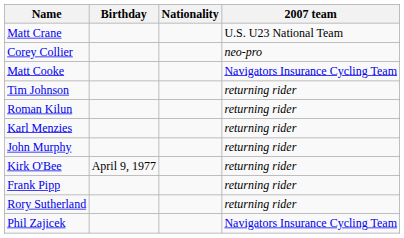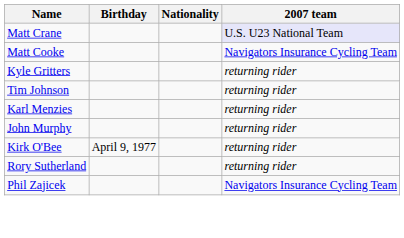(284, 33) no background -> (284, 33) lavender background
- row: (40, 52)
+ row: (39, 71)
- row: (40, 109)
- row: (34, 185)
